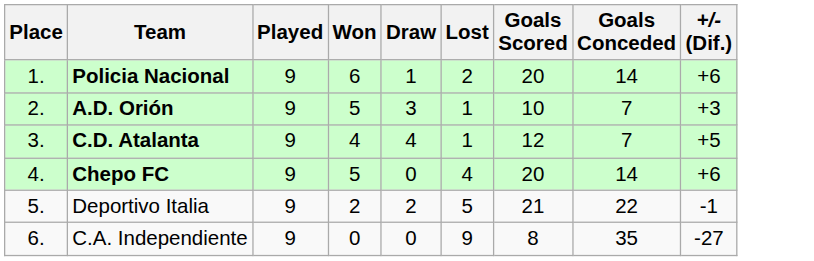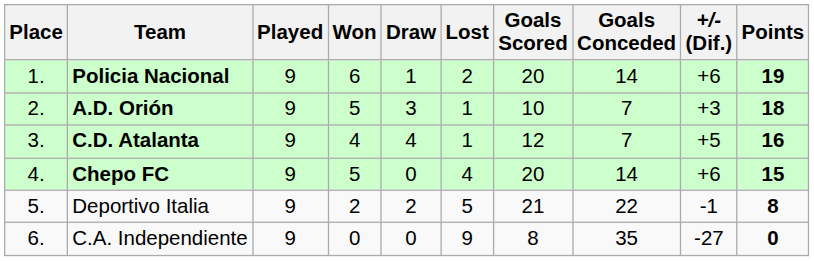+ column: (773, 32)
